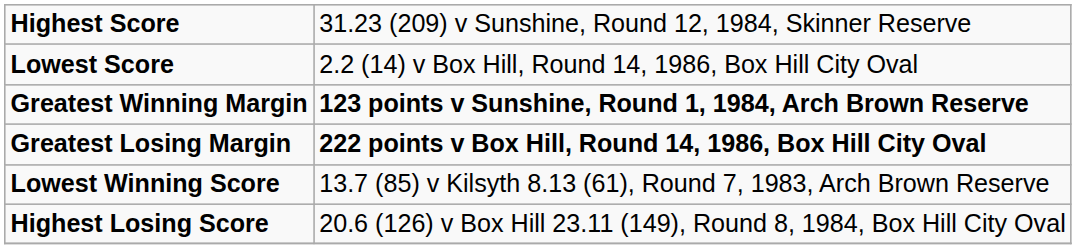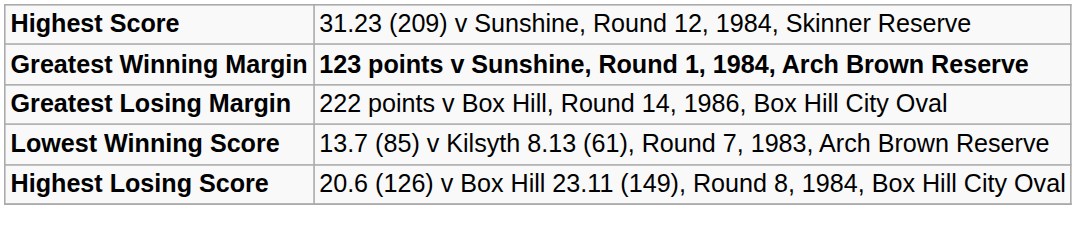- row: (92, 64)
(653, 143) bold -> (633, 104) normal
